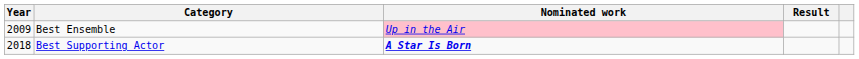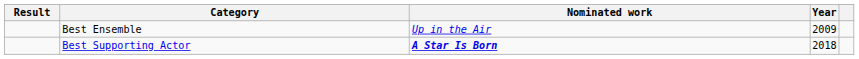columns swapped: (19, 13) <-> (811, 13)
(425, 29) pink background -> (452, 29) no background
